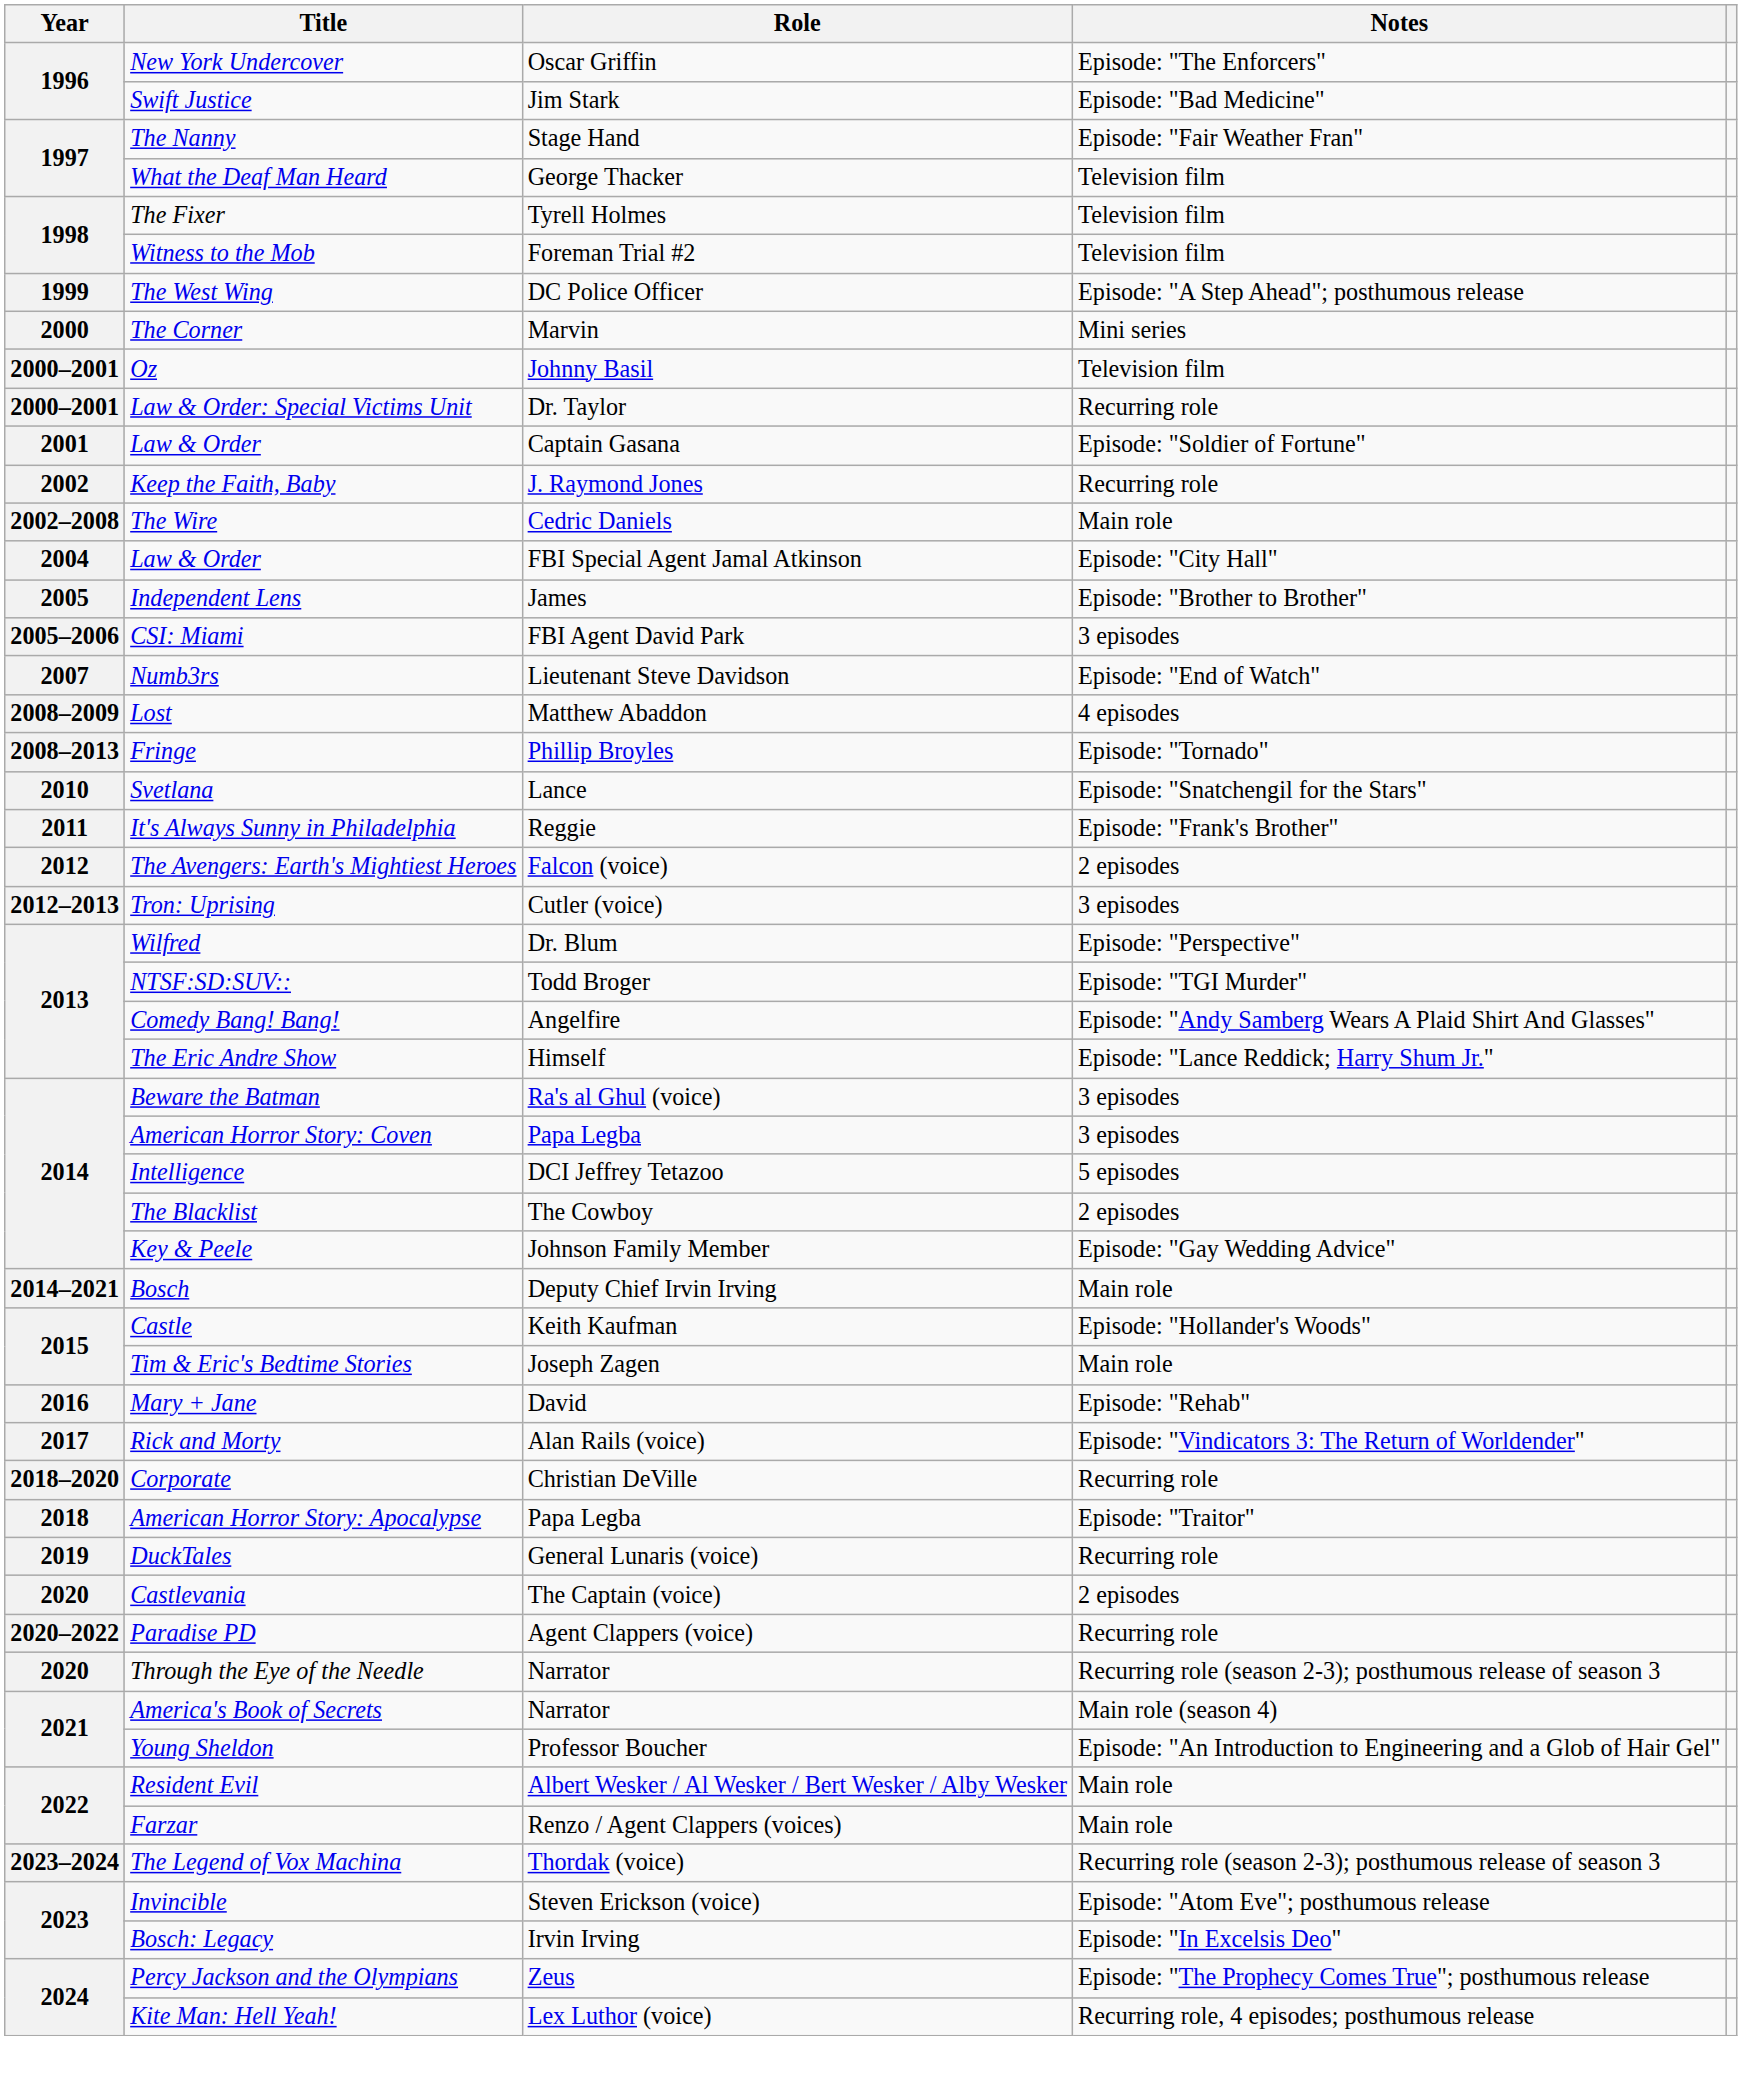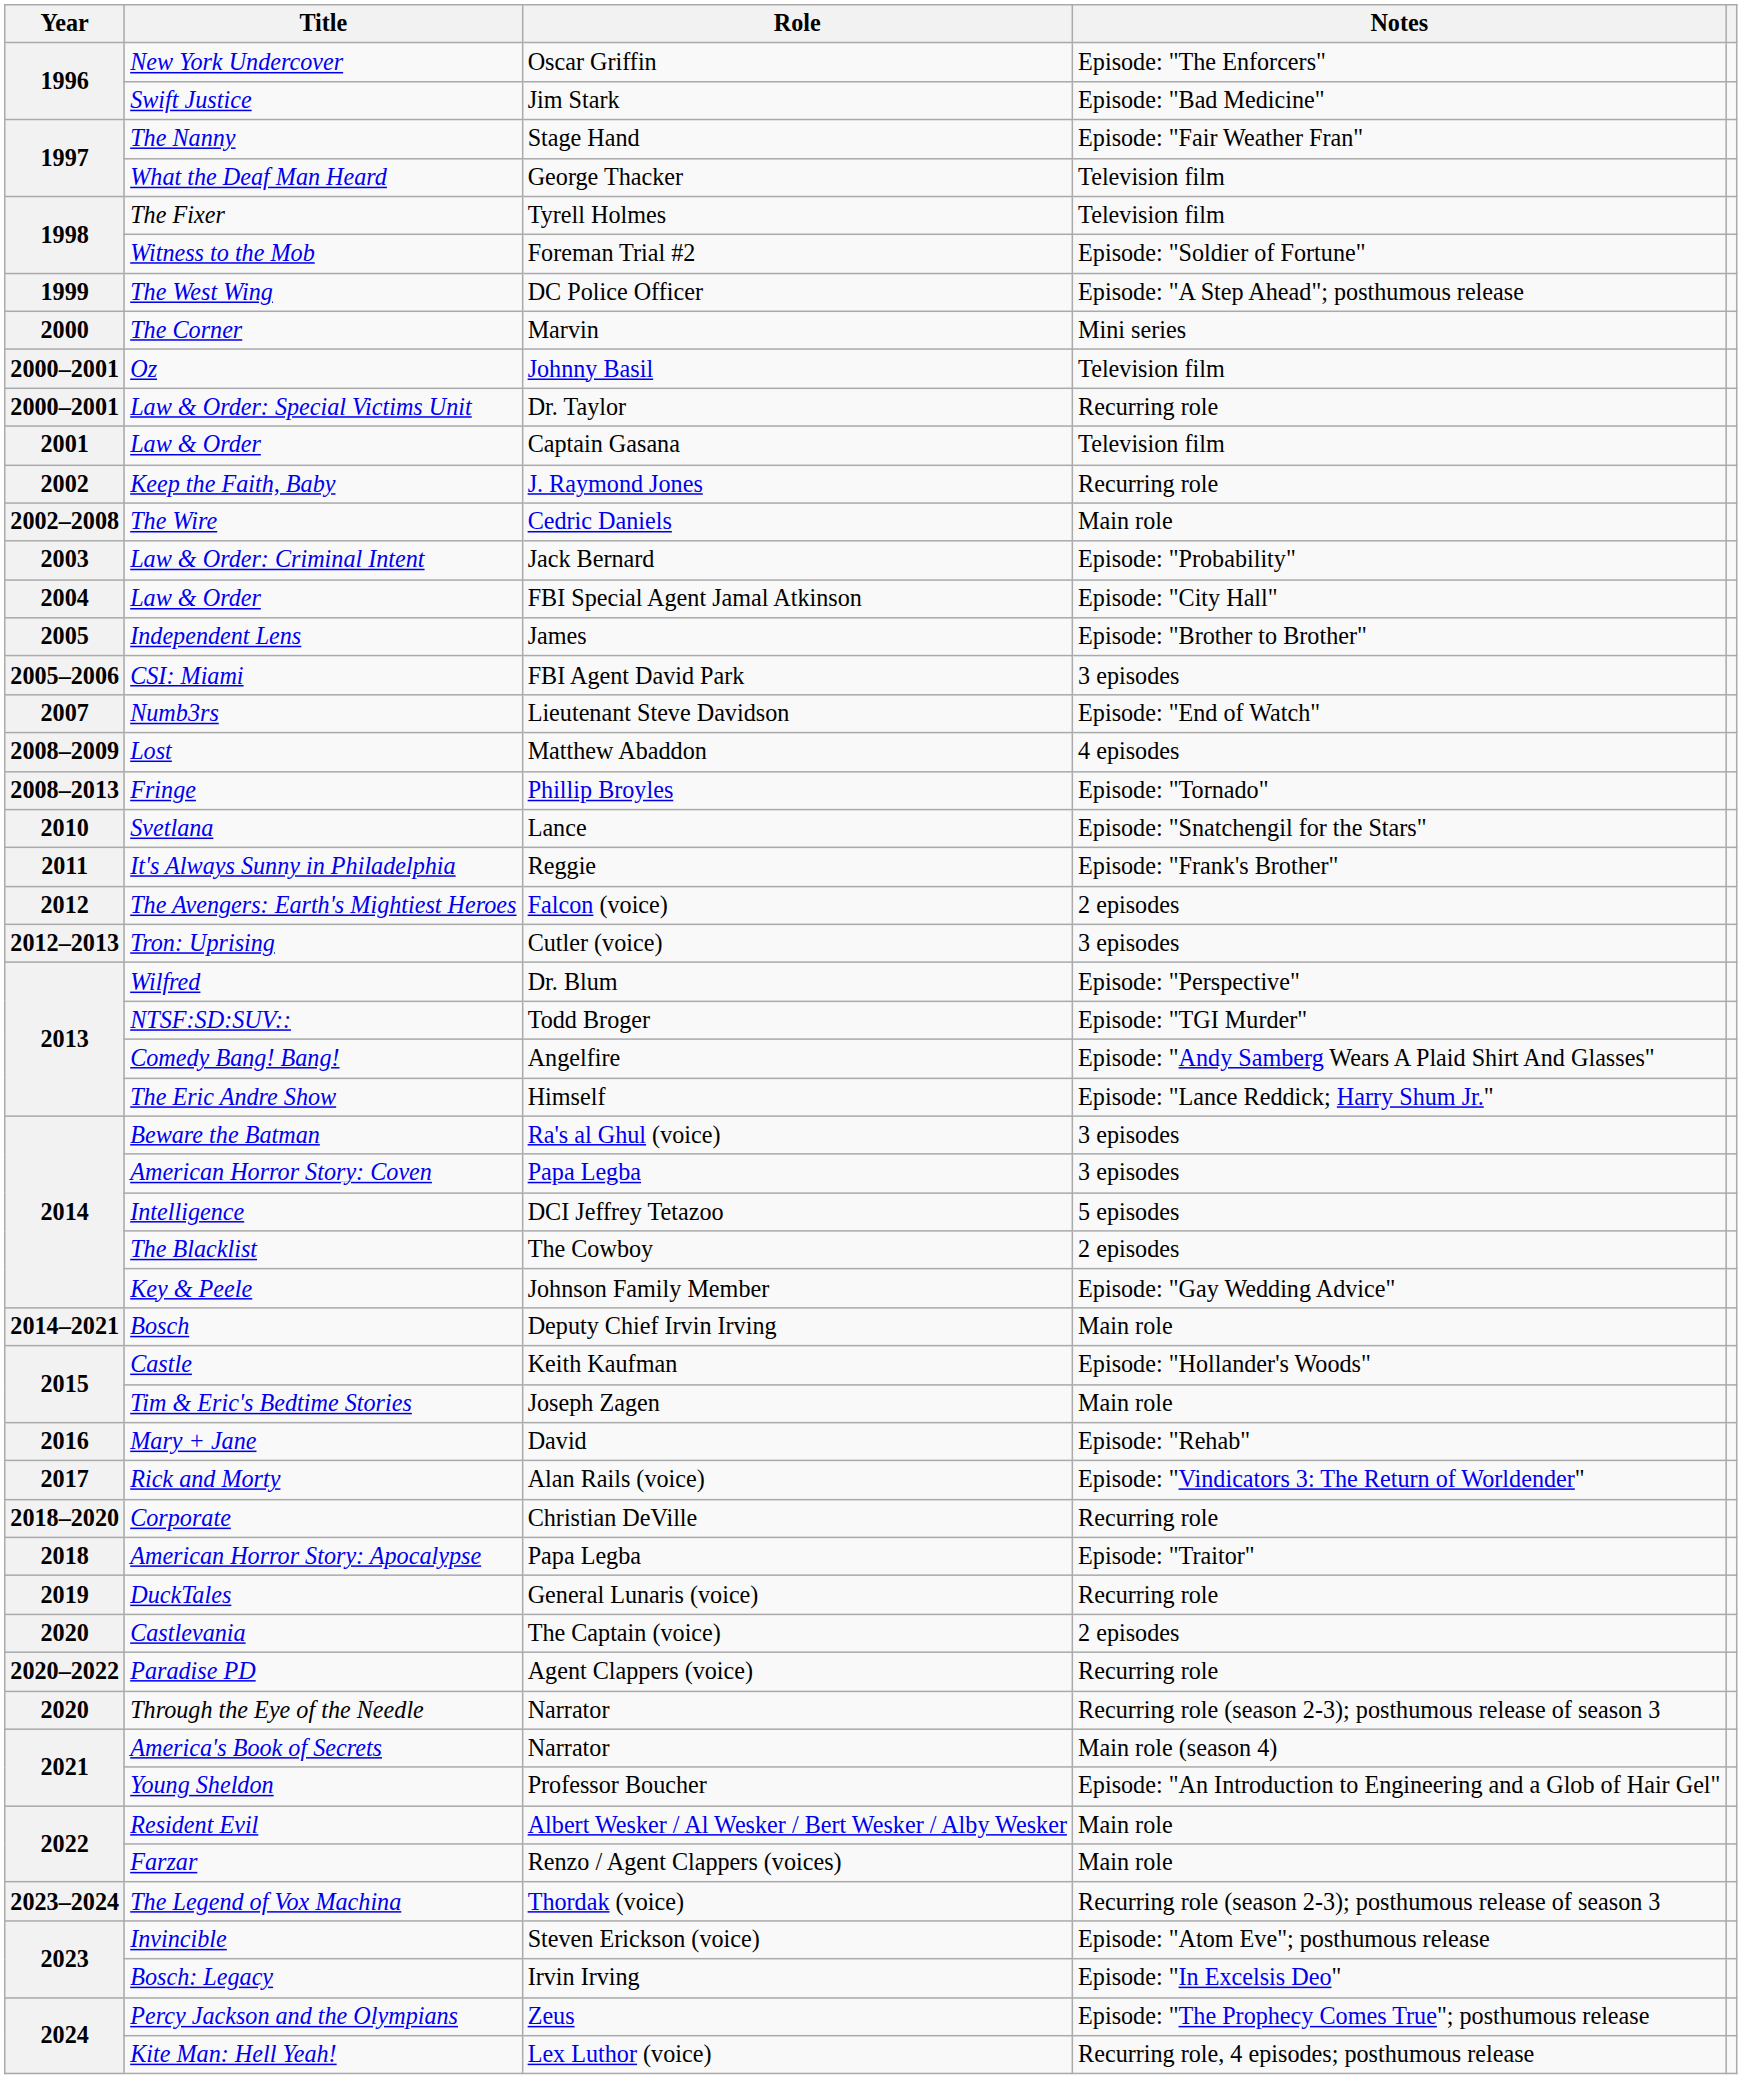(1151, 253) Television film -> (1222, 253) Episode: "Soldier of Fortune"
(1222, 445) Episode: "Soldier of Fortune" -> (1151, 445) Television film
+ row: (277, 560)
